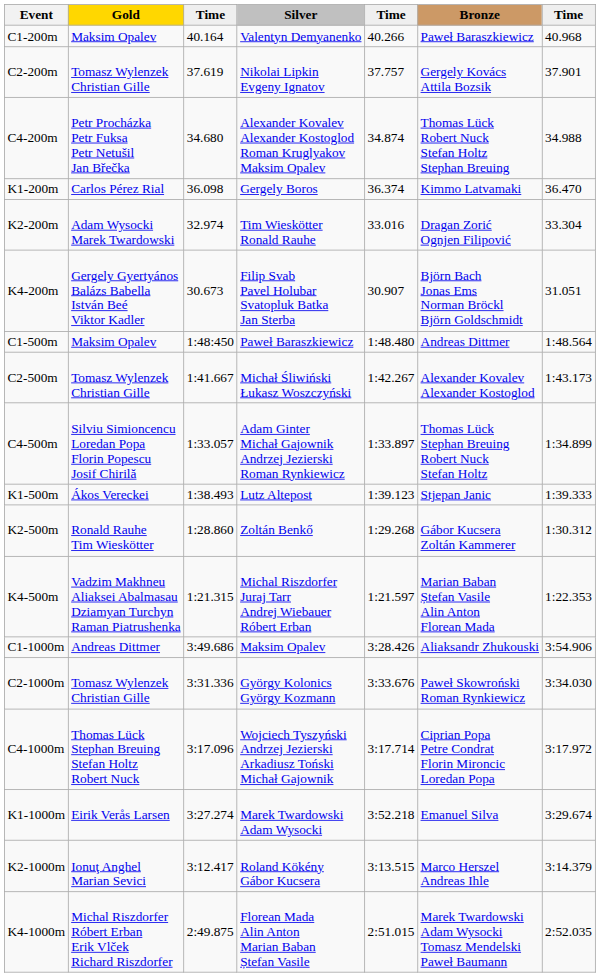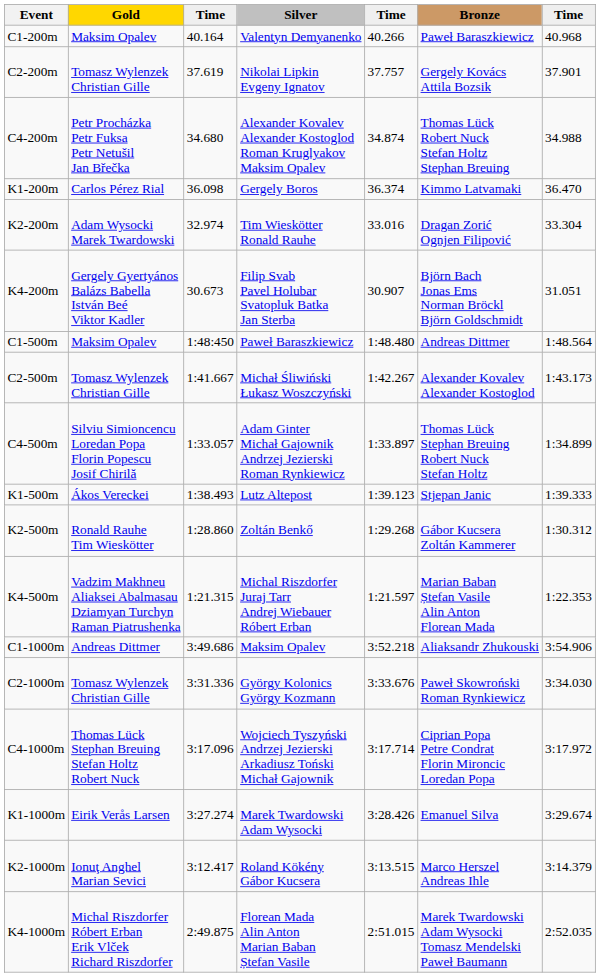(391, 647) 3:28.426 -> (391, 647) 3:52.218
(391, 815) 3:52.218 -> (391, 815) 3:28.426
